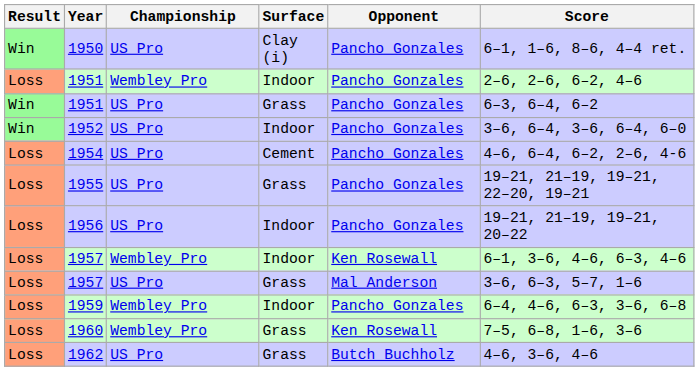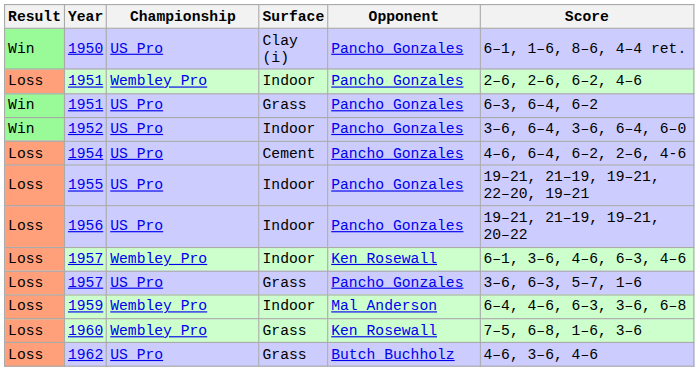(285, 186) Grass -> (289, 186) Indoor
(384, 283) Mal Anderson -> (397, 283) Pancho Gonzales
(397, 307) Pancho Gonzales -> (384, 307) Mal Anderson
